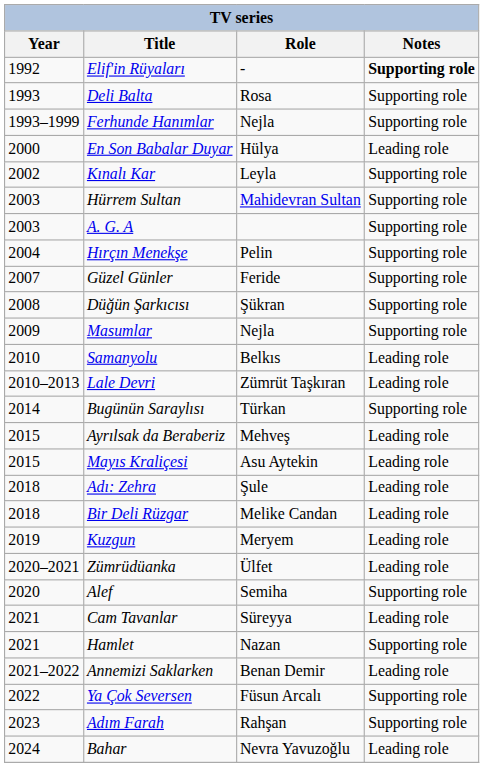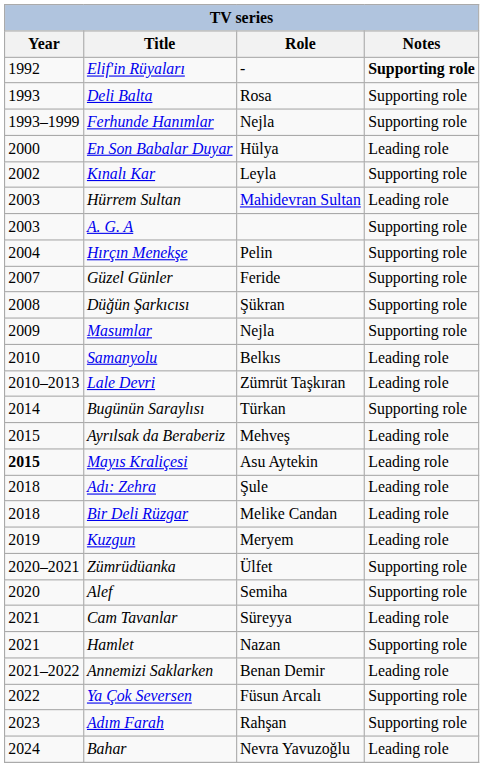(418, 200) Supporting role -> (408, 200) Leading role
(24, 462) normal -> (24, 462) bold
(408, 566) Leading role -> (418, 566) Supporting role
